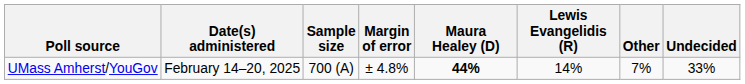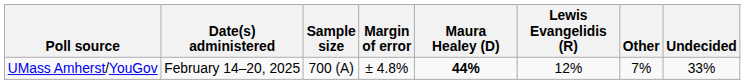(568, 68) 14% -> (568, 68) 12%
